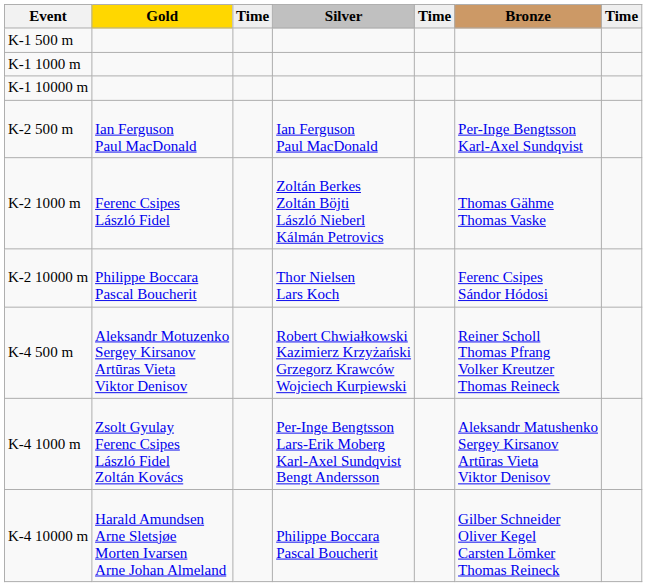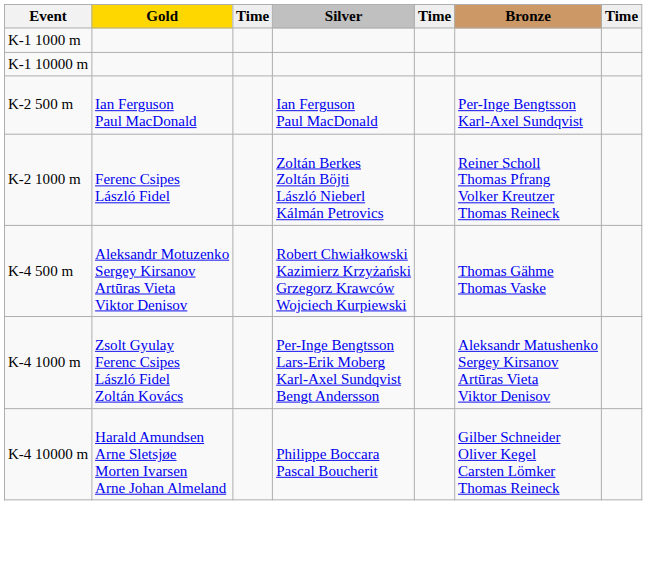- row: (41, 40)
(506, 211) Thomas Gähme Thomas Vaske -> (509, 187) Reiner Scholl Thomas Pfrang Volker Kreutzer Thomas Reineck
- row: (48, 277)
(509, 361) Reiner Scholl Thomas Pfrang Volker Kreutzer Thomas Reineck -> (506, 279) Thomas Gähme Thomas Vaske
